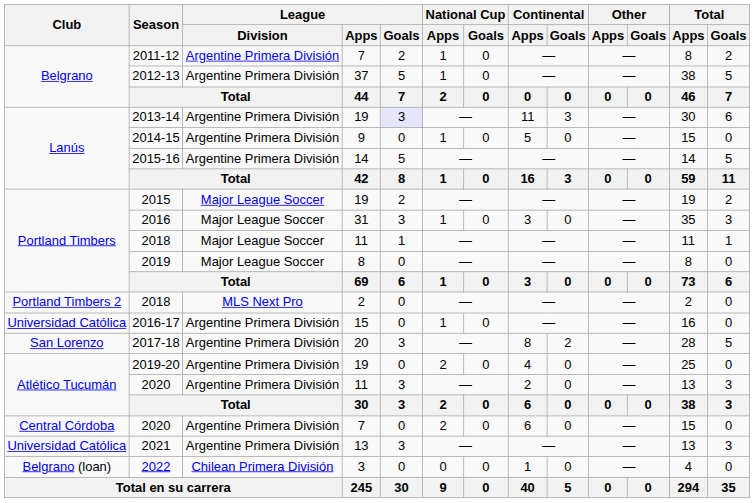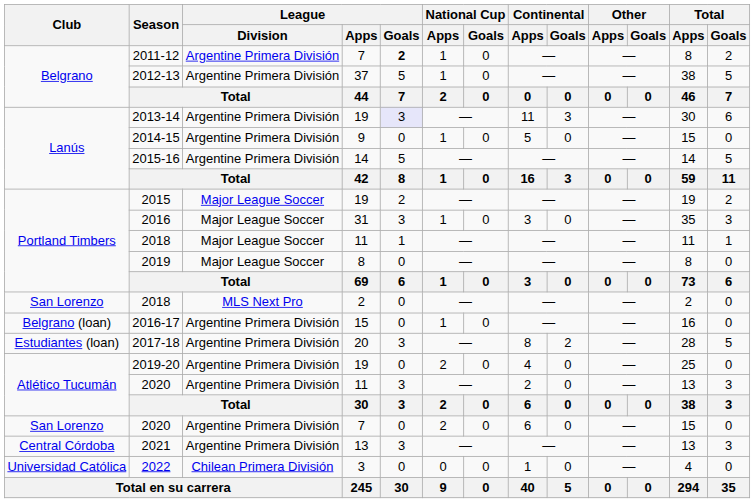(402, 55) normal -> (402, 55) bold
(67, 302) Portland Timbers 2 -> (67, 302) San Lorenzo
(67, 323) Universidad Católica -> (67, 323) Belgrano (loan)
(67, 343) San Lorenzo -> (67, 343) Estudiantes (loan)
(67, 425) Central Córdoba -> (67, 425) San Lorenzo
(67, 446) Universidad Católica -> (67, 446) Central Córdoba
(67, 466) Belgrano (loan) -> (67, 466) Universidad Católica
